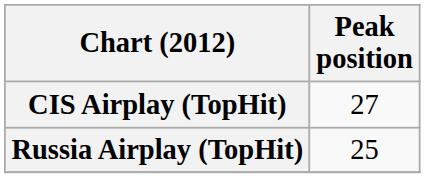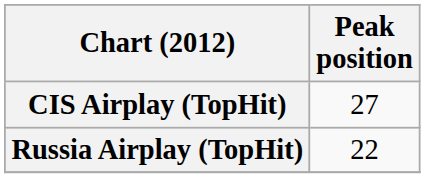(365, 149) 25 -> (365, 149) 22
